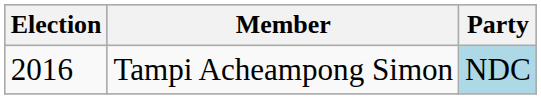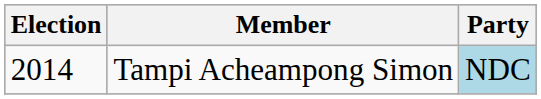(42, 69) 2016 -> (42, 69) 2014
